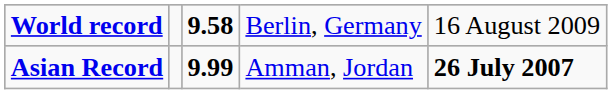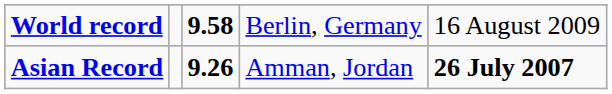(210, 66) 9.99 -> (210, 66) 9.26
